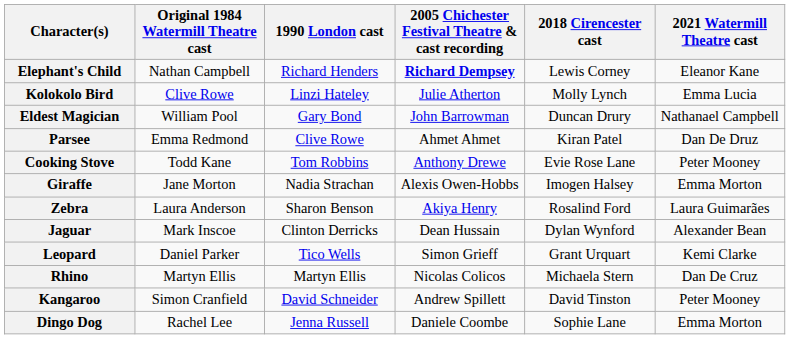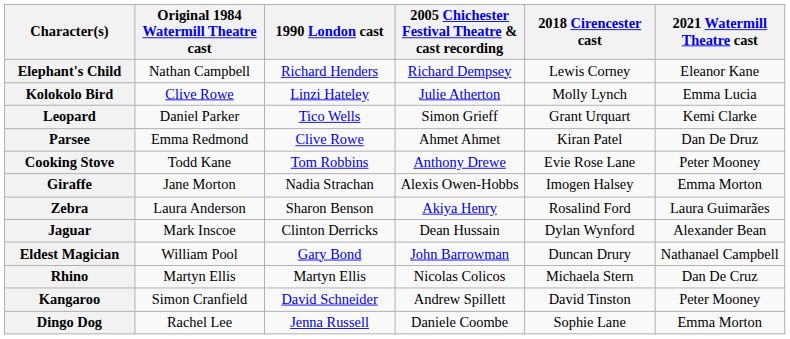(460, 71) bold -> (460, 71) normal
rows swapped: (69, 116) <-> (69, 253)
